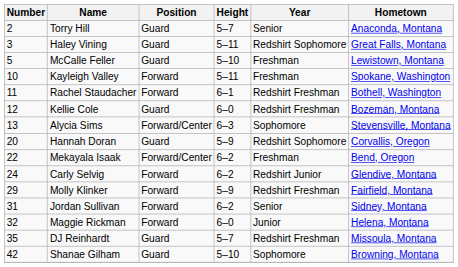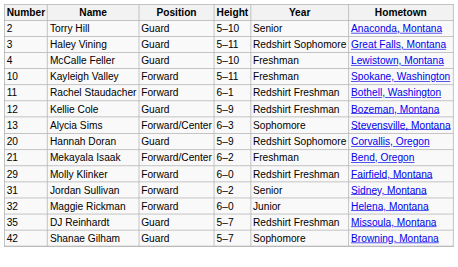(225, 29) 5–7 -> (228, 29) 5–10
(10, 61) 5 -> (10, 61) 4
(225, 109) 6–0 -> (225, 109) 5–9
(12, 158) 22 -> (12, 158) 21
- row: (77, 174)
(225, 190) 5–9 -> (225, 174) 6–0
(228, 254) 5–10 -> (225, 238) 5–7
